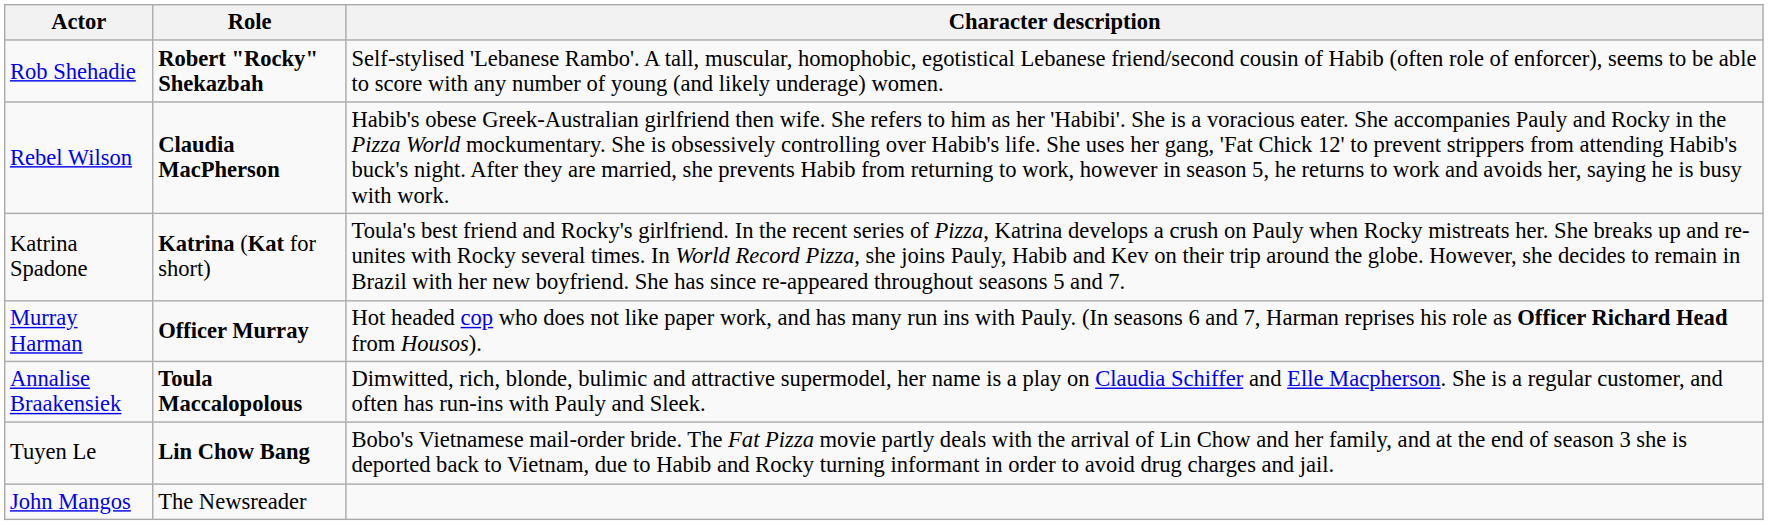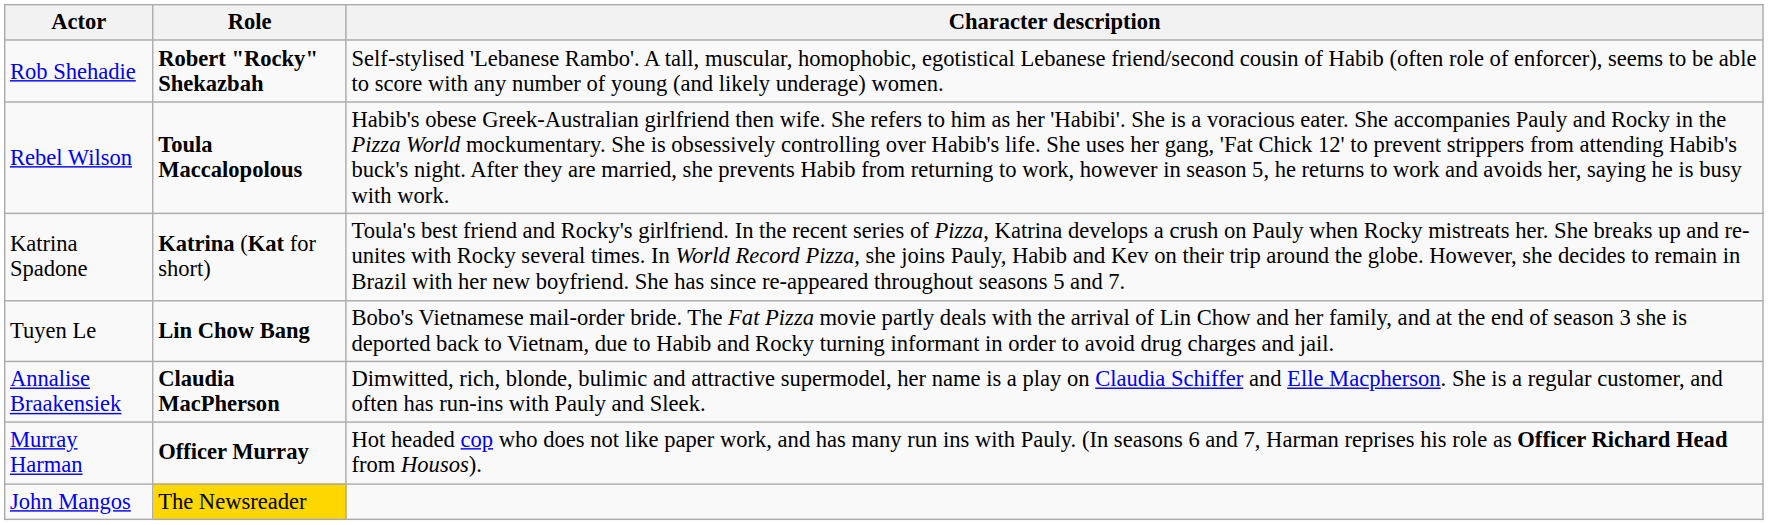(219, 157) Claudia MacPherson -> (230, 157) Toula Maccalopolous
rows swapped: (53, 452) <-> (46, 330)
(230, 391) Toula Maccalopolous -> (219, 391) Claudia MacPherson
(232, 501) no background -> (232, 501) gold background
